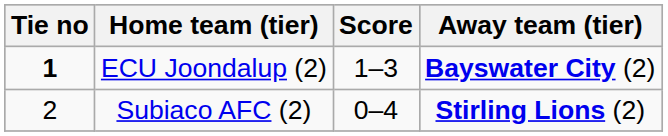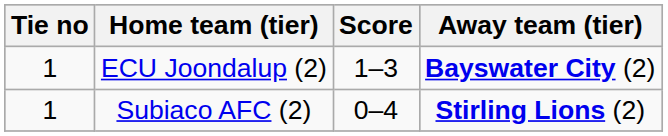(50, 67) bold -> (50, 67) normal
(50, 109) 2 -> (50, 109) 1
